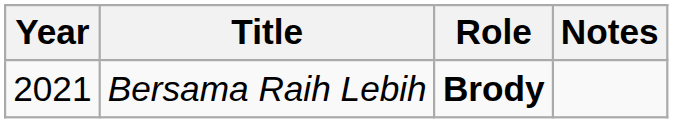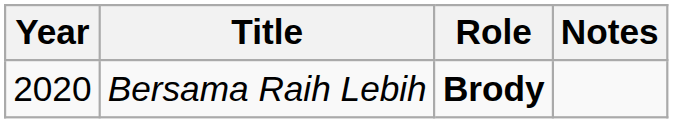(52, 88) 2021 -> (52, 88) 2020
